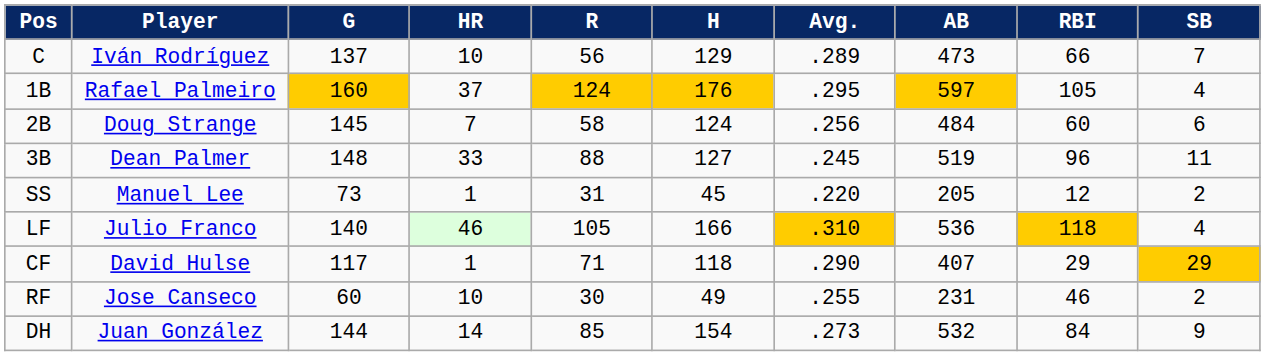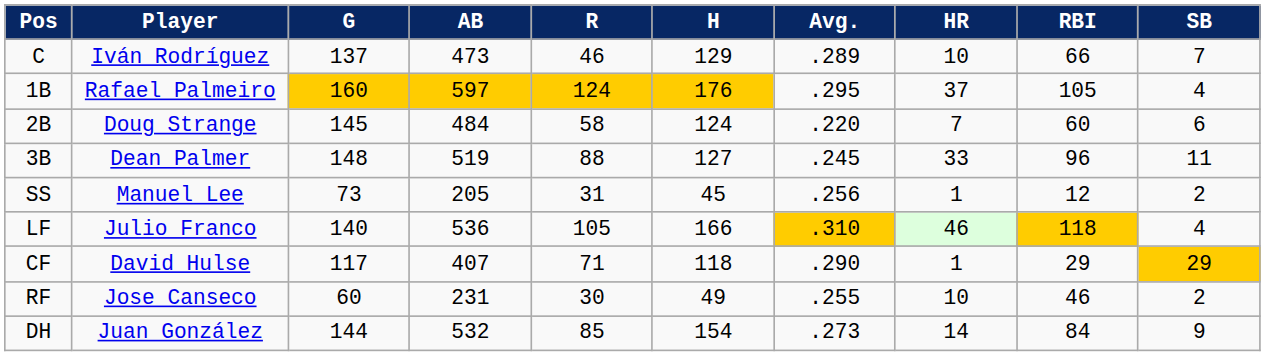columns swapped: (956, 22) <-> (470, 22)
(592, 57) 56 -> (592, 57) 46
(835, 126) .256 -> (835, 126) .220
(835, 195) .220 -> (835, 195) .256
